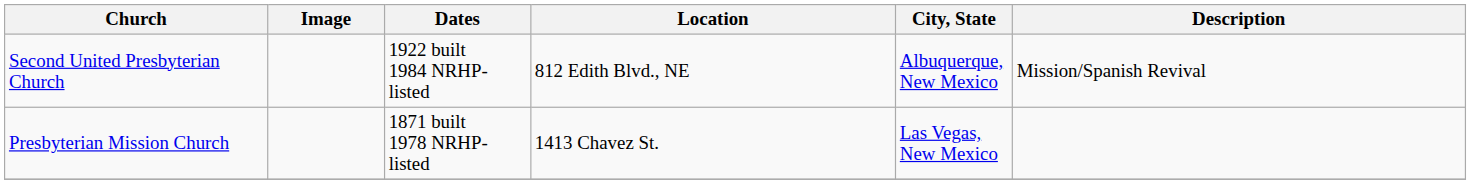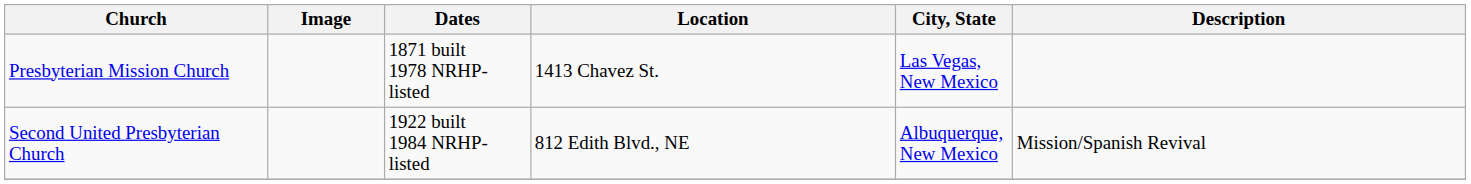rows swapped: (114, 70) <-> (119, 143)
